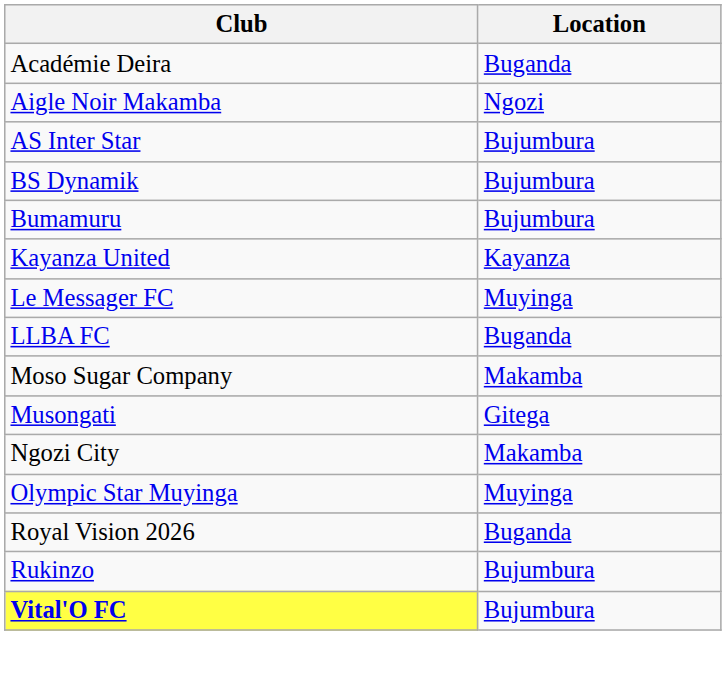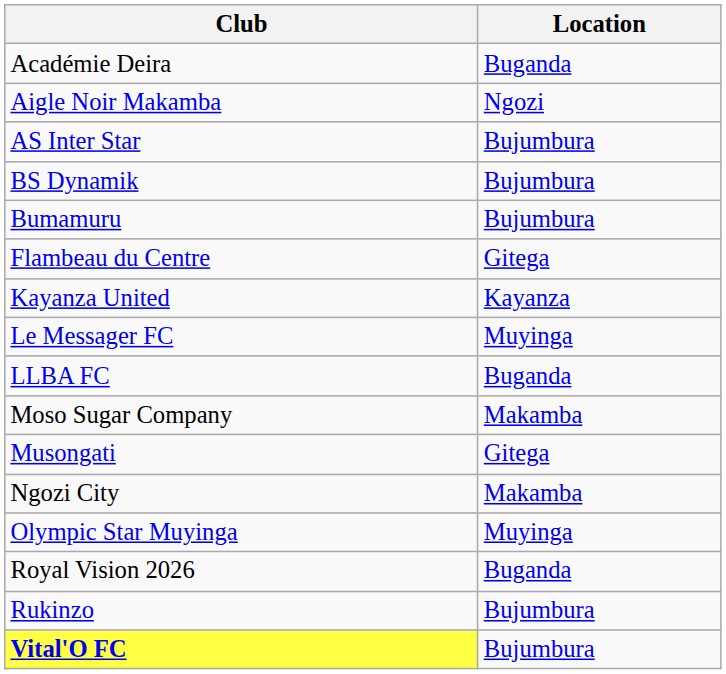+ row: (110, 258)
